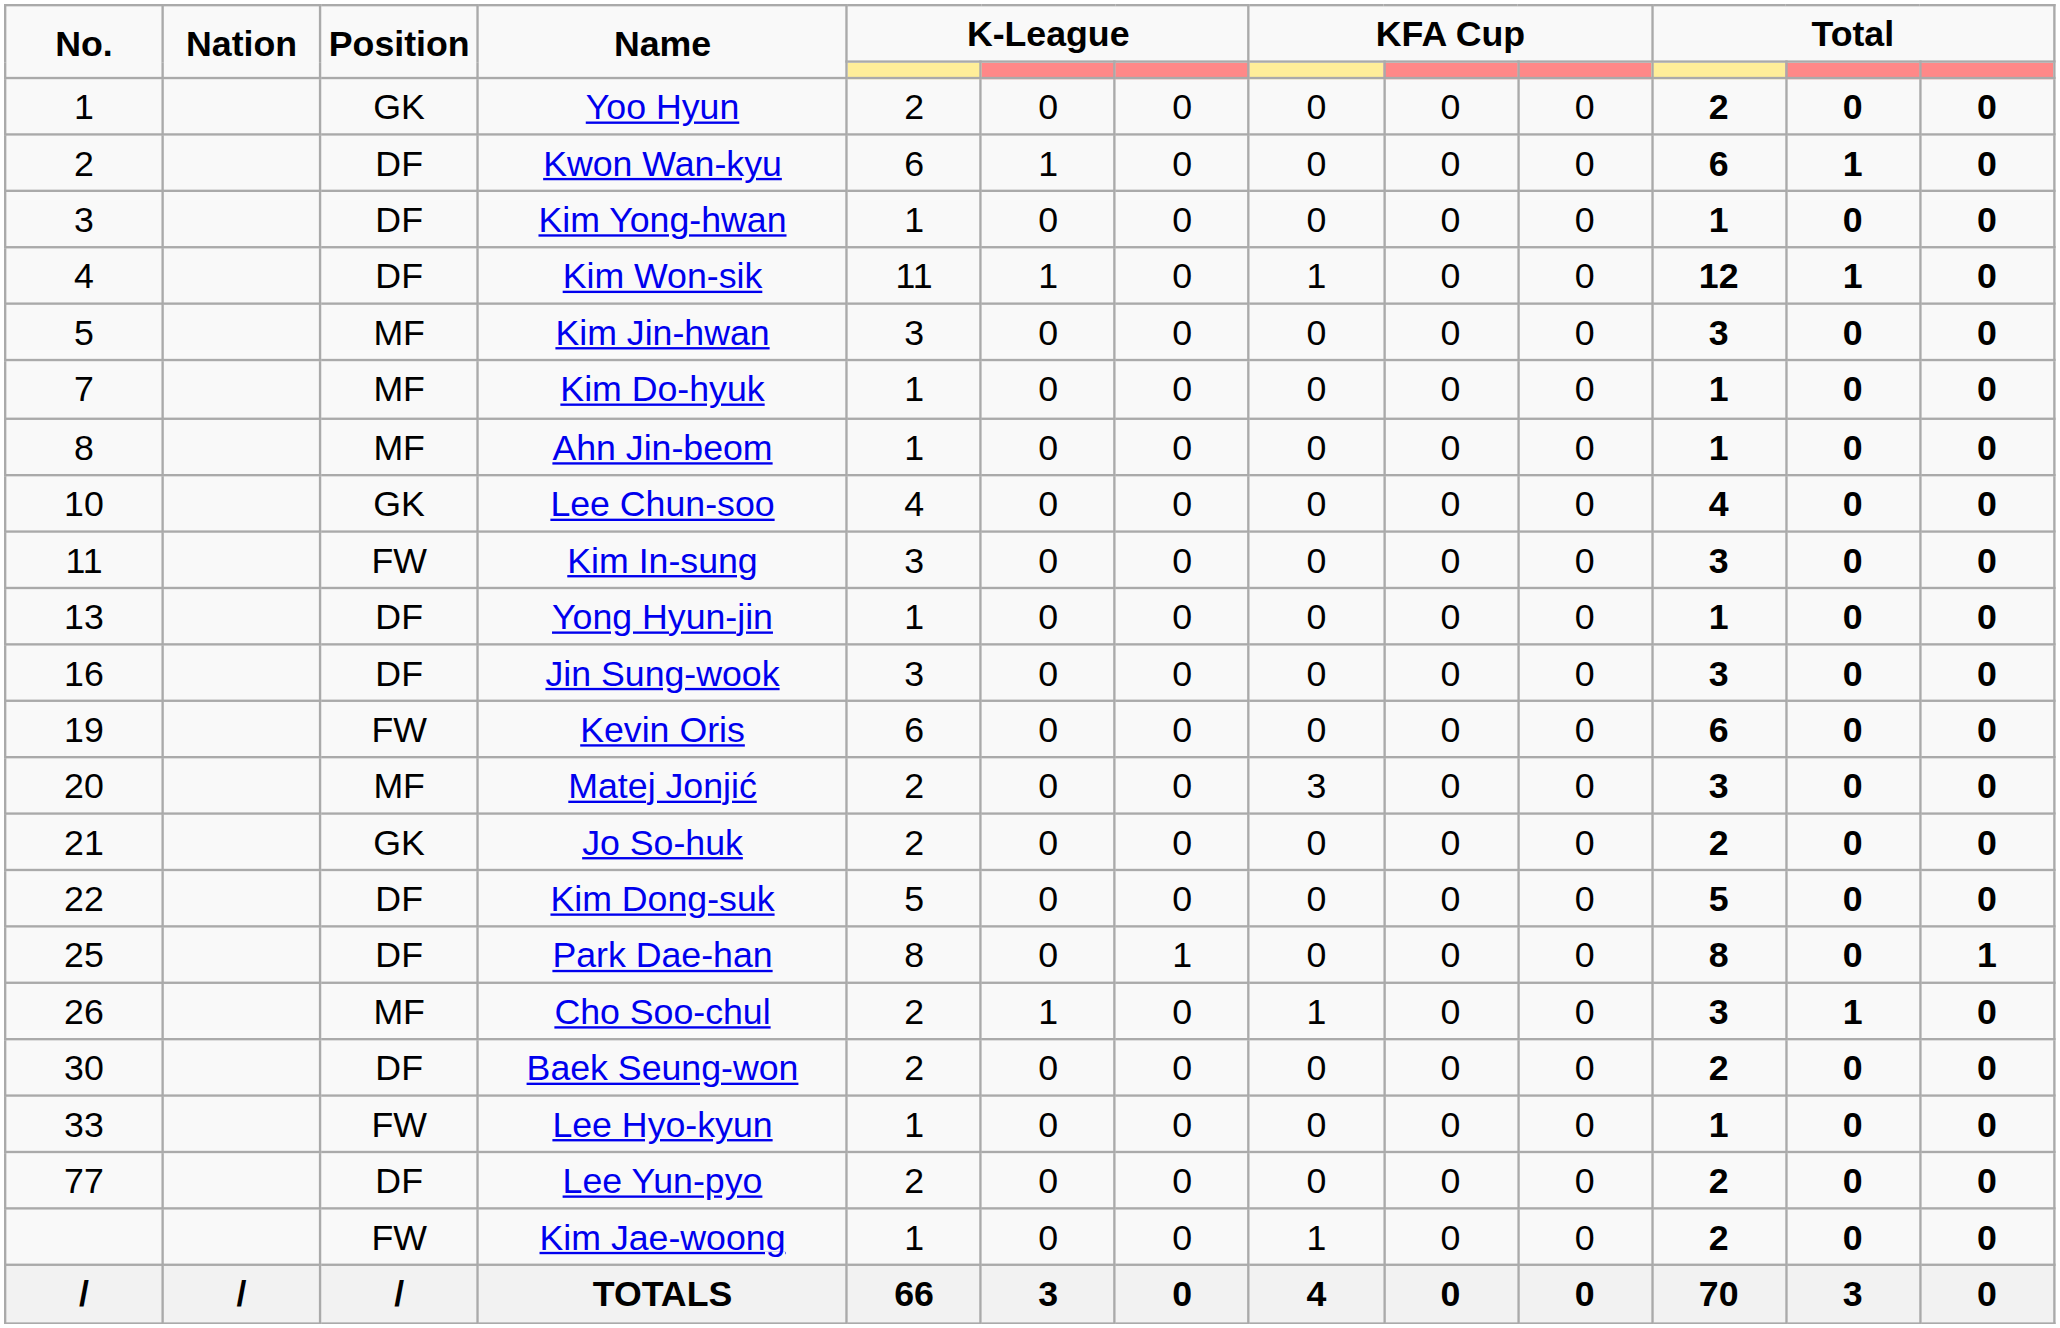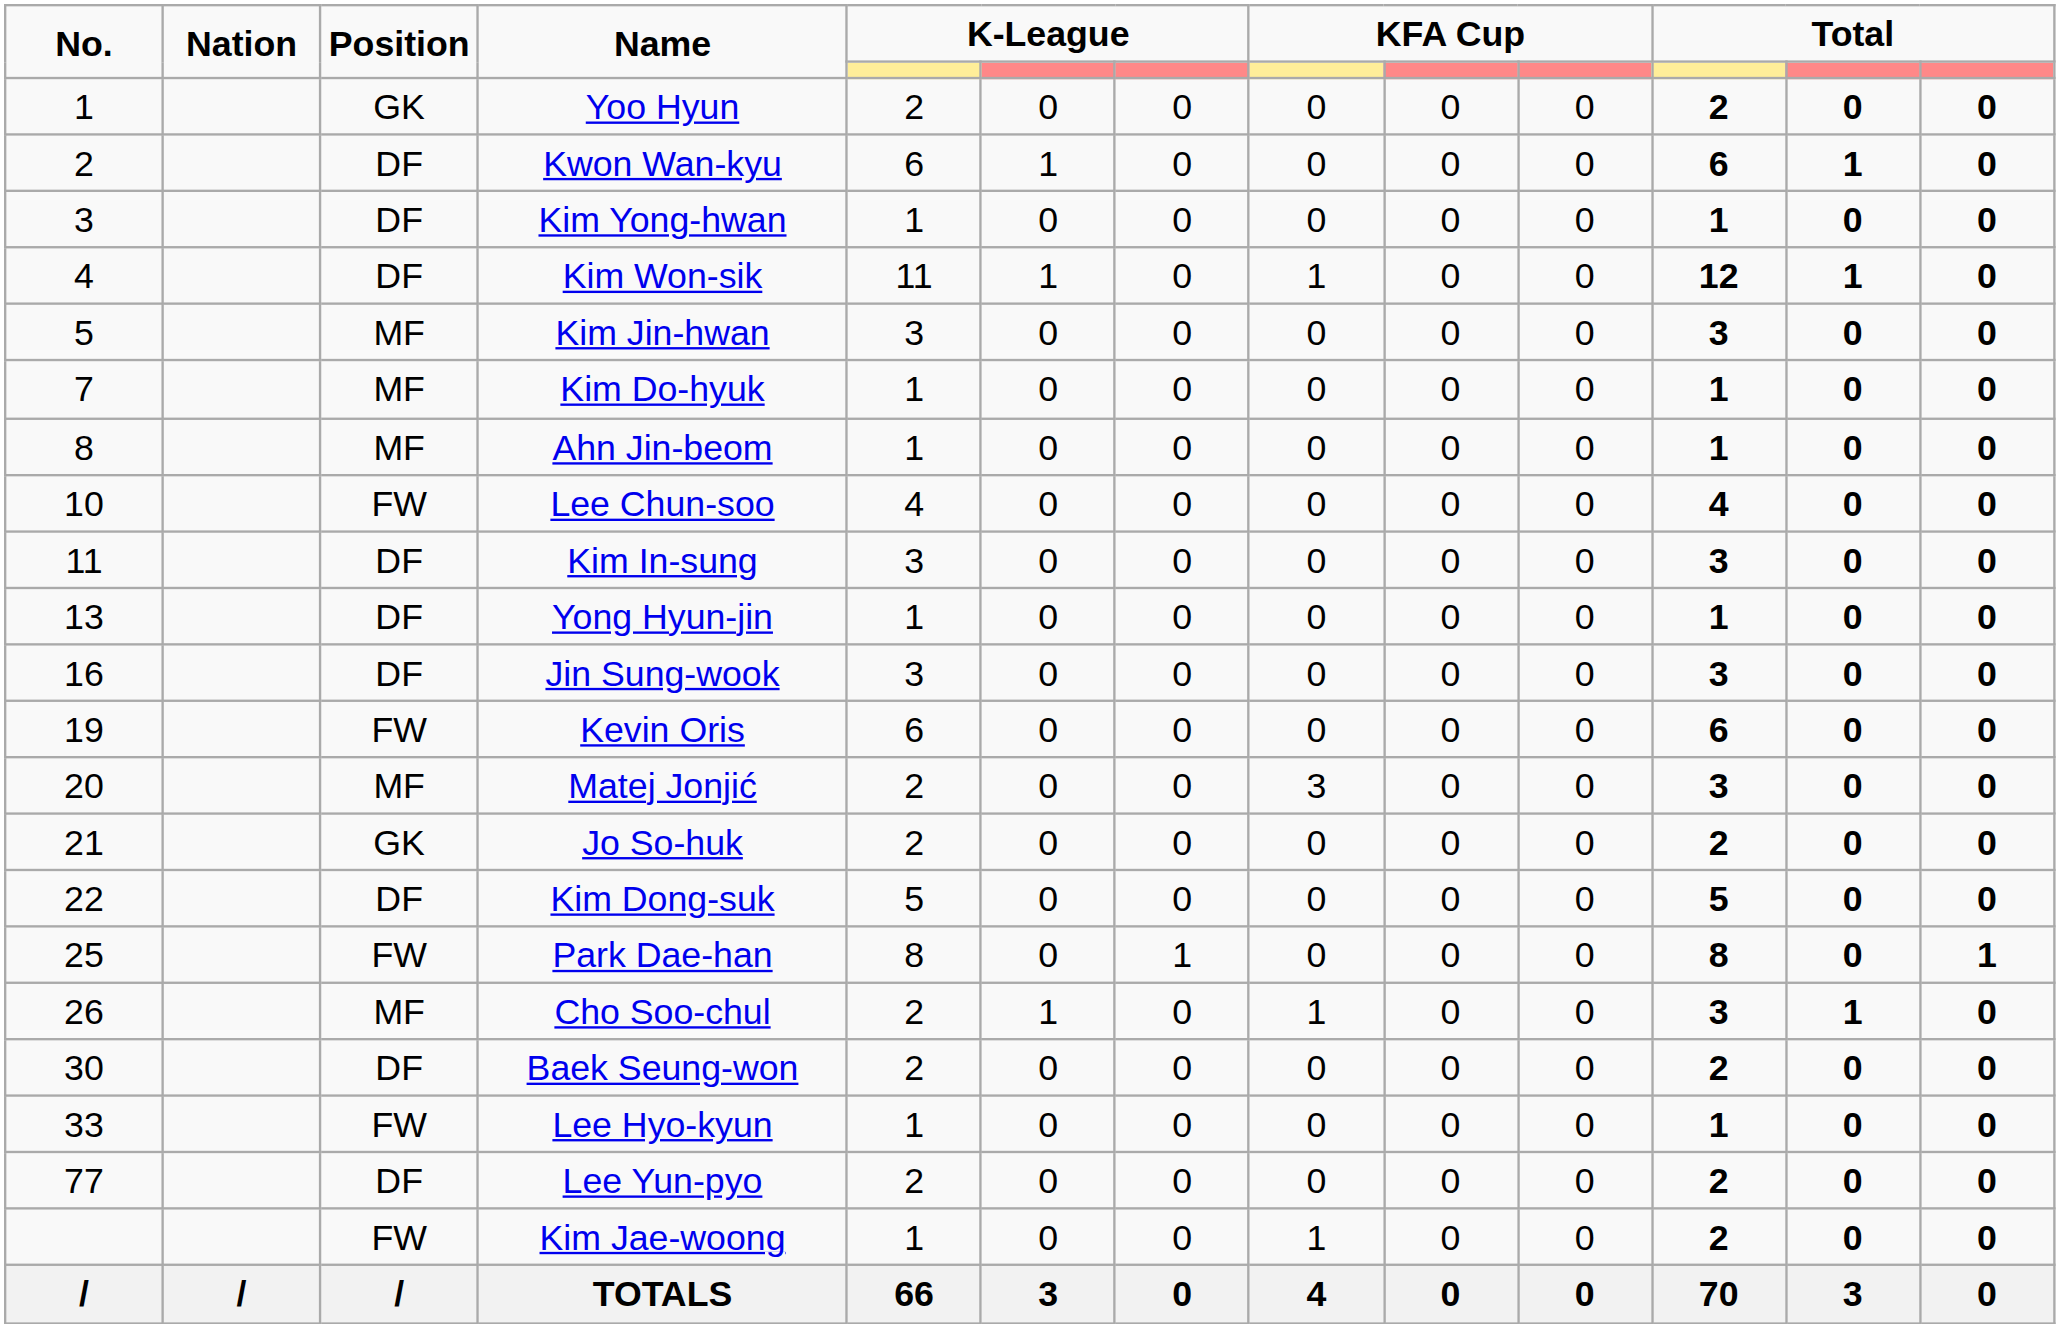(399, 503) GK -> (399, 503) FW
(399, 559) FW -> (399, 559) DF
(399, 955) DF -> (399, 955) FW
